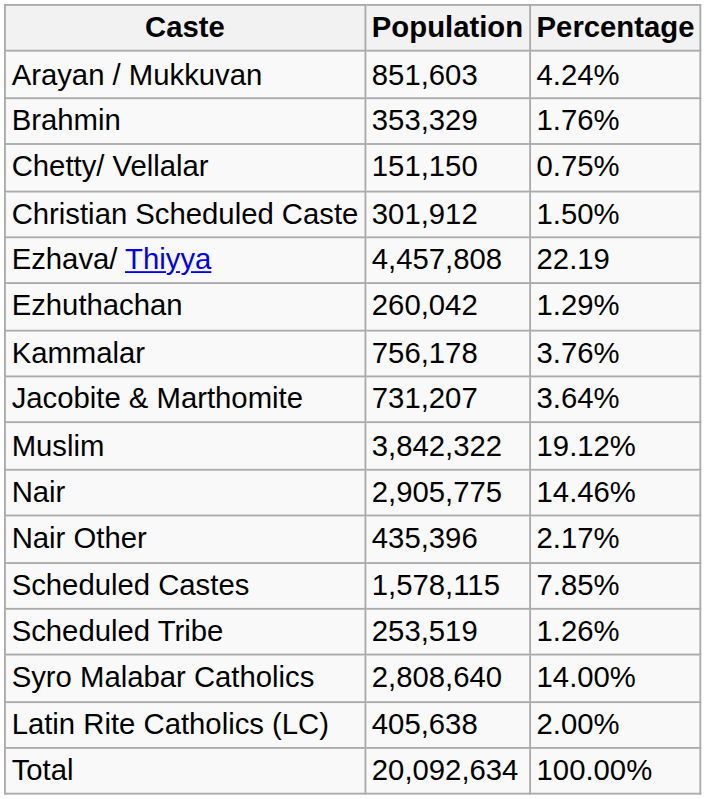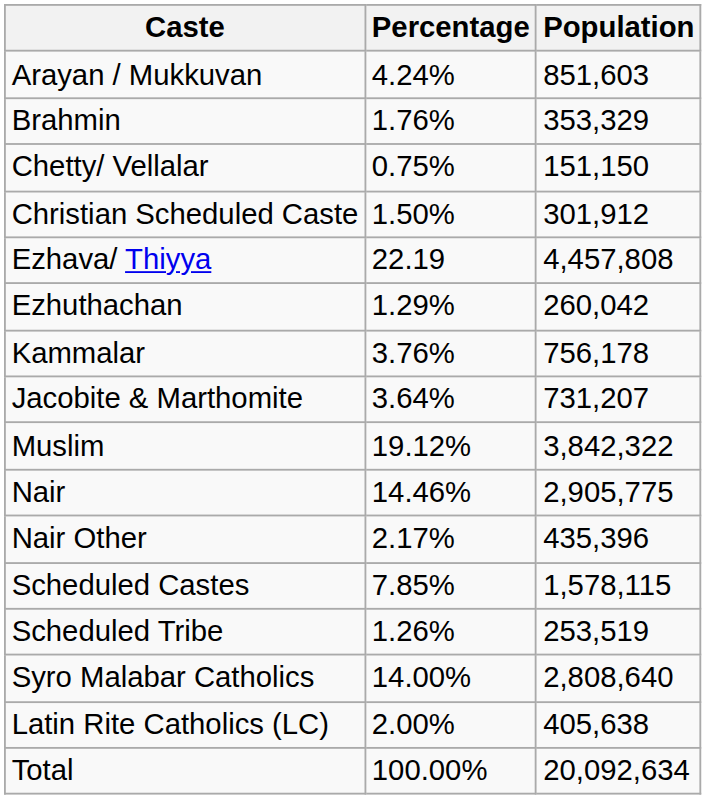columns swapped: (447, 27) <-> (616, 27)
